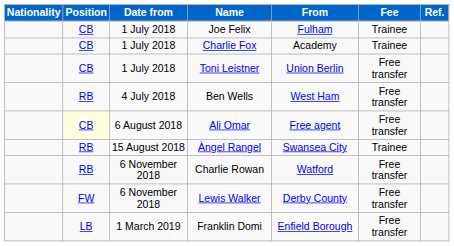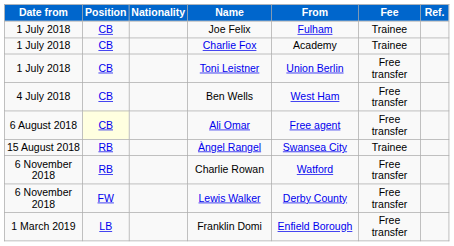columns swapped: (148, 13) <-> (34, 13)
(86, 97) RB -> (106, 97) CB
